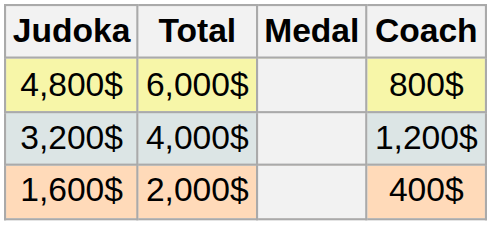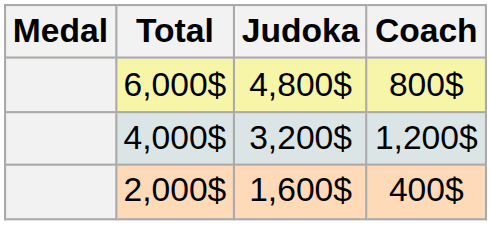columns swapped: (312, 31) <-> (72, 31)
